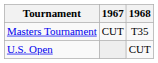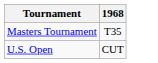- column: (113, 13)
